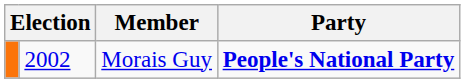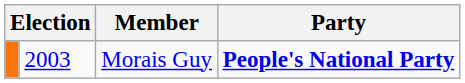(47, 59) 2002 -> (47, 59) 2003
